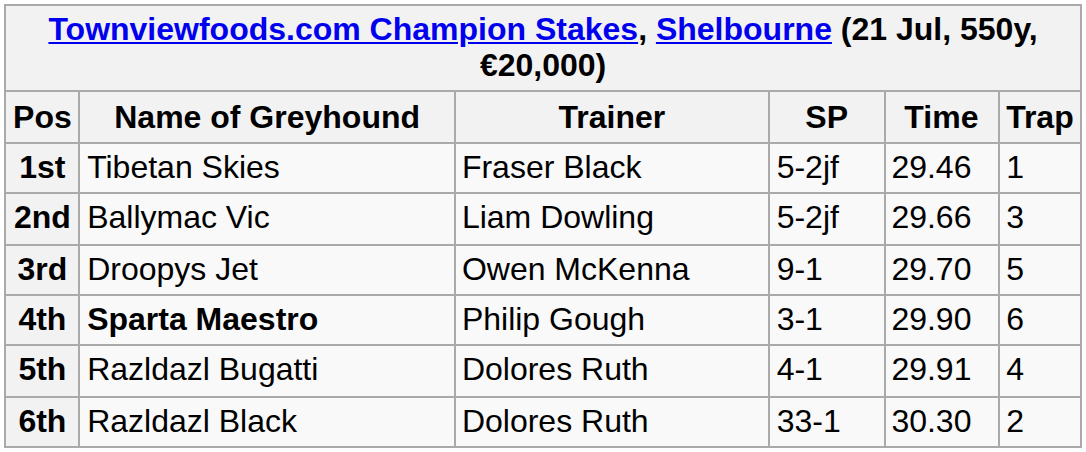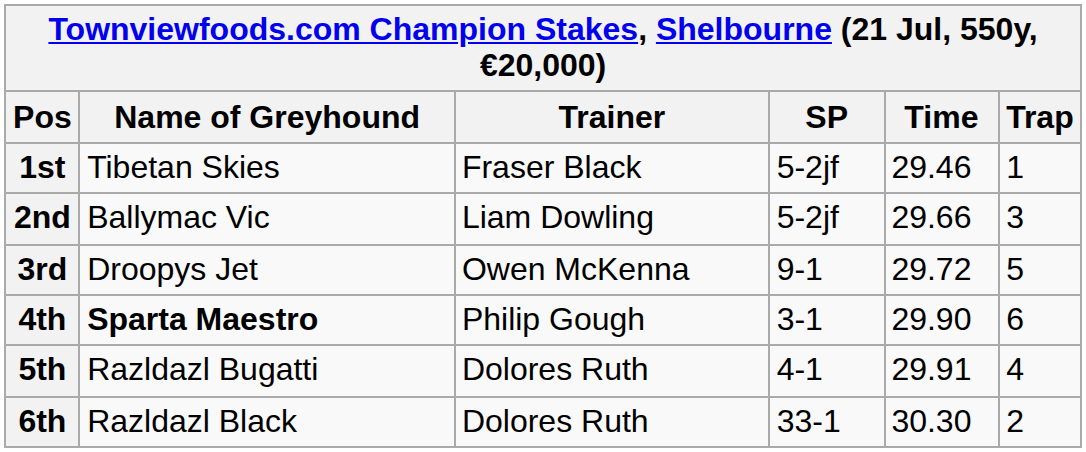(931, 268) 29.70 -> (931, 268) 29.72
